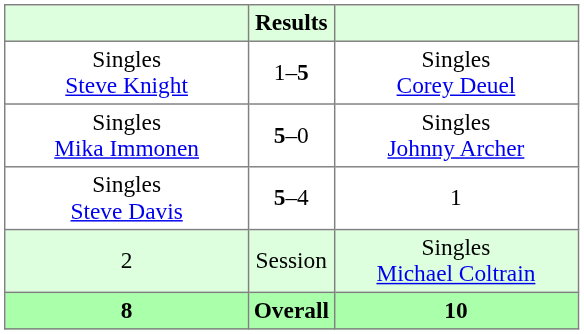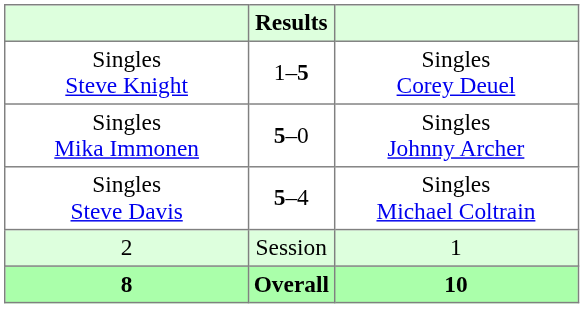(456, 197) 1 -> (456, 197) Singles Michael Coltrain
(456, 260) Singles Michael Coltrain -> (456, 247) 1
